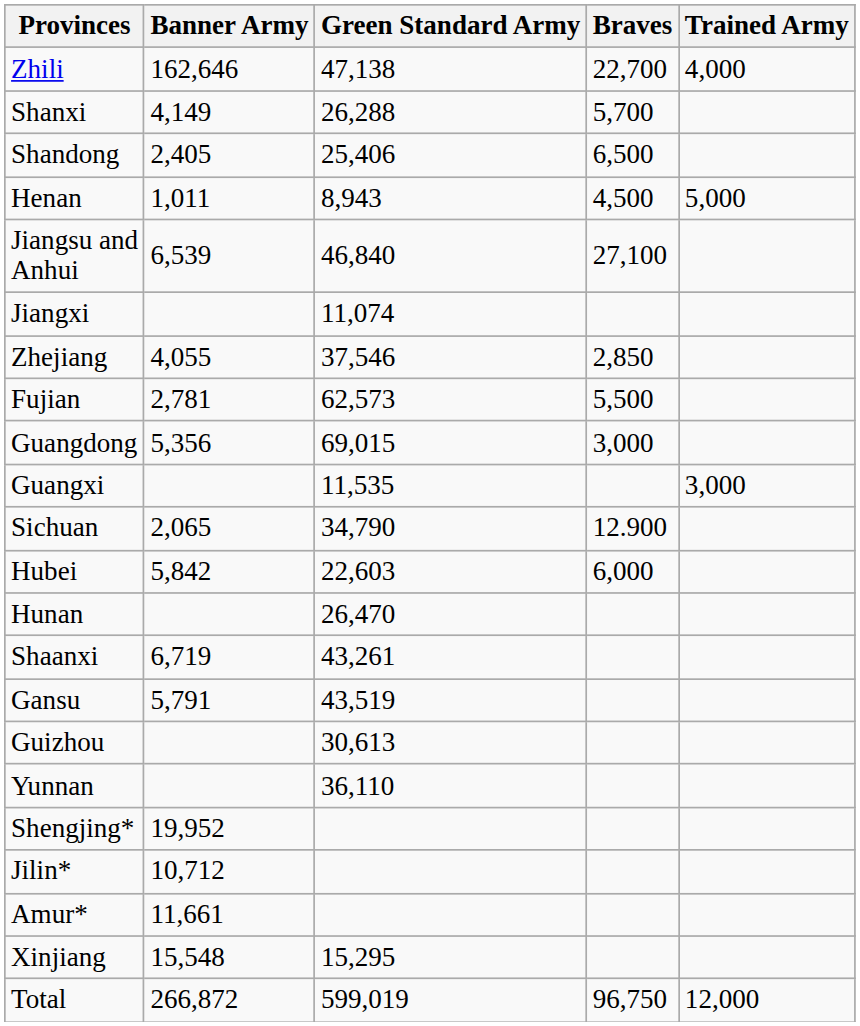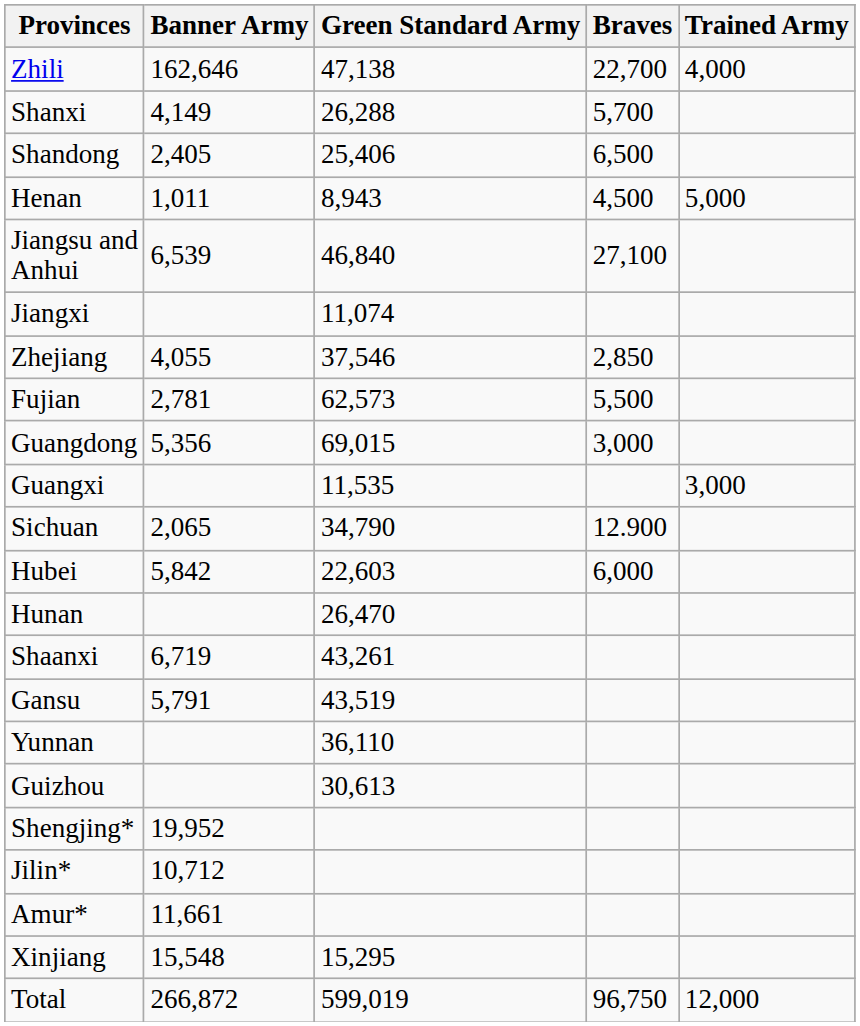rows swapped: (52, 785) <-> (58, 742)
